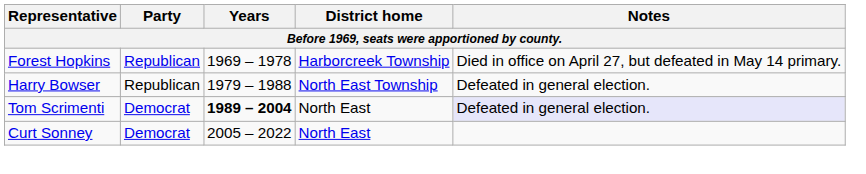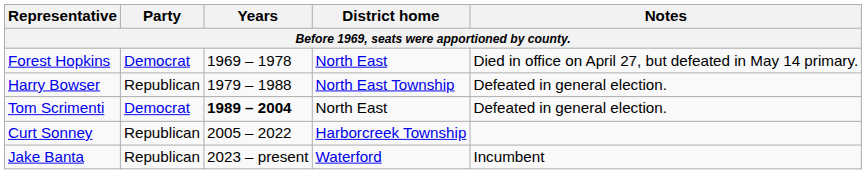(162, 60) Republican -> (157, 60) Democrat
(374, 60) Harborcreek Township -> (351, 60) North East
(553, 108) lavender background -> (570, 108) no background
(157, 133) Democrat -> (162, 133) Republican
(334, 133) North East -> (391, 133) Harborcreek Township
+ row: (46, 157)
